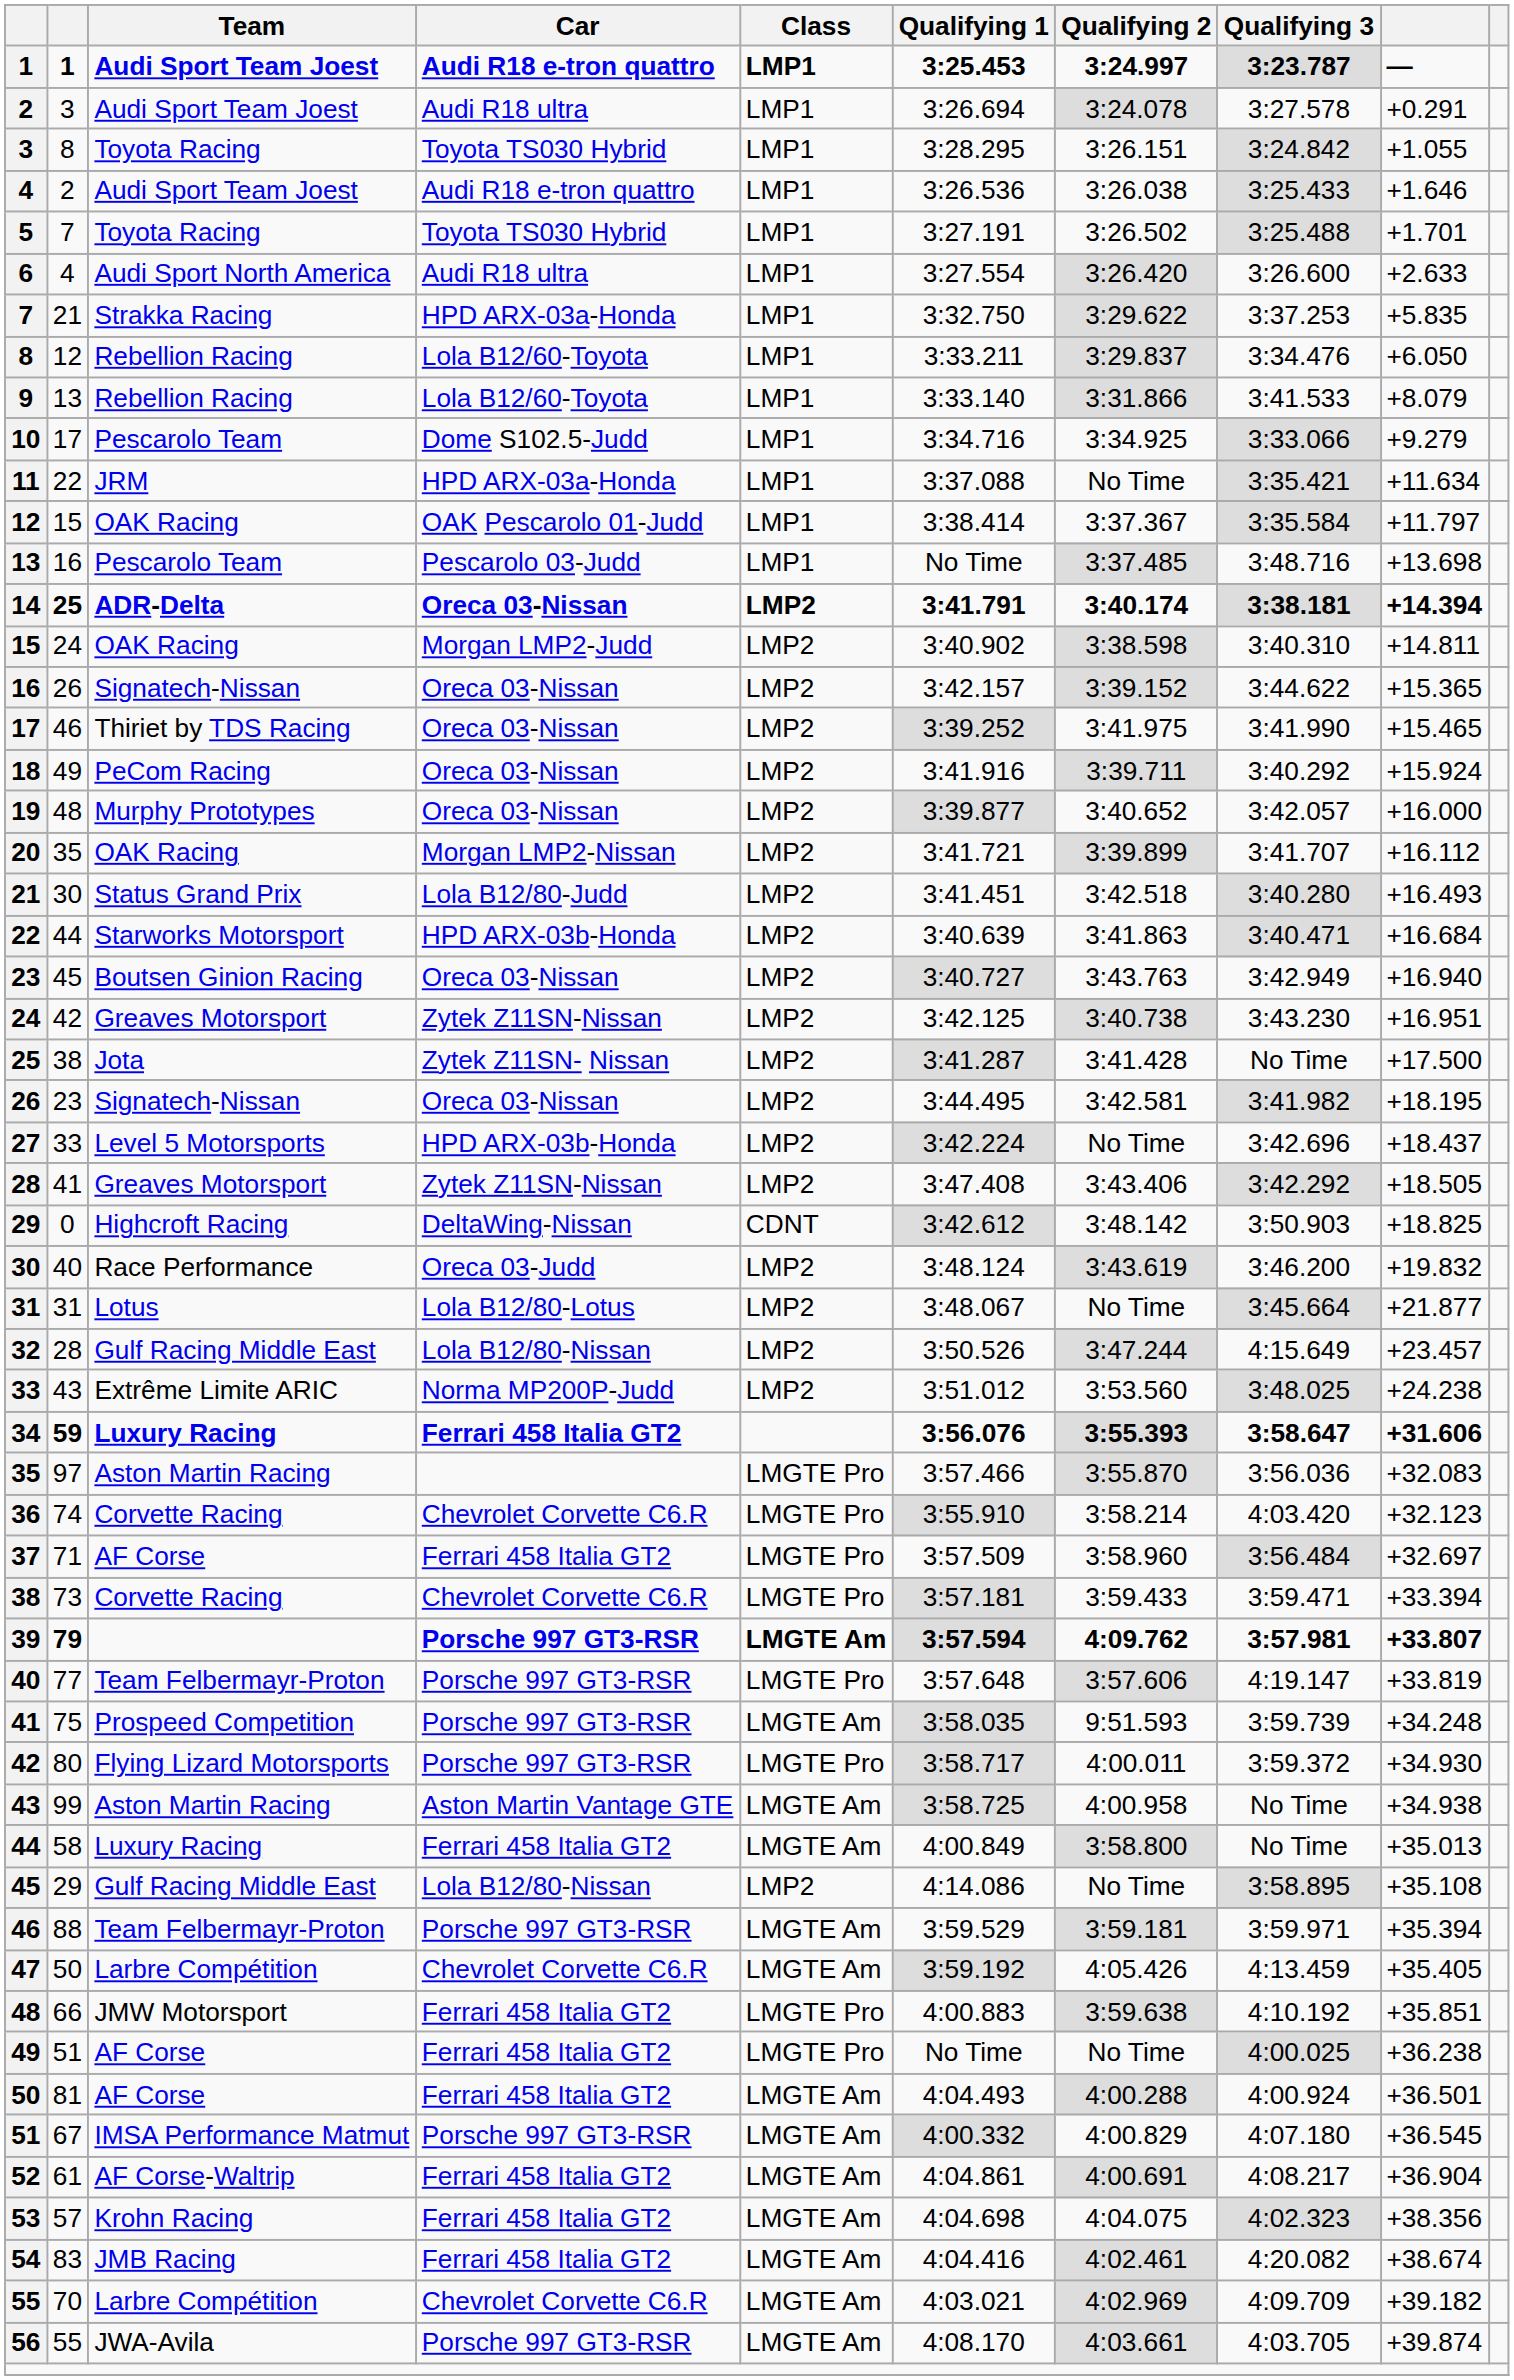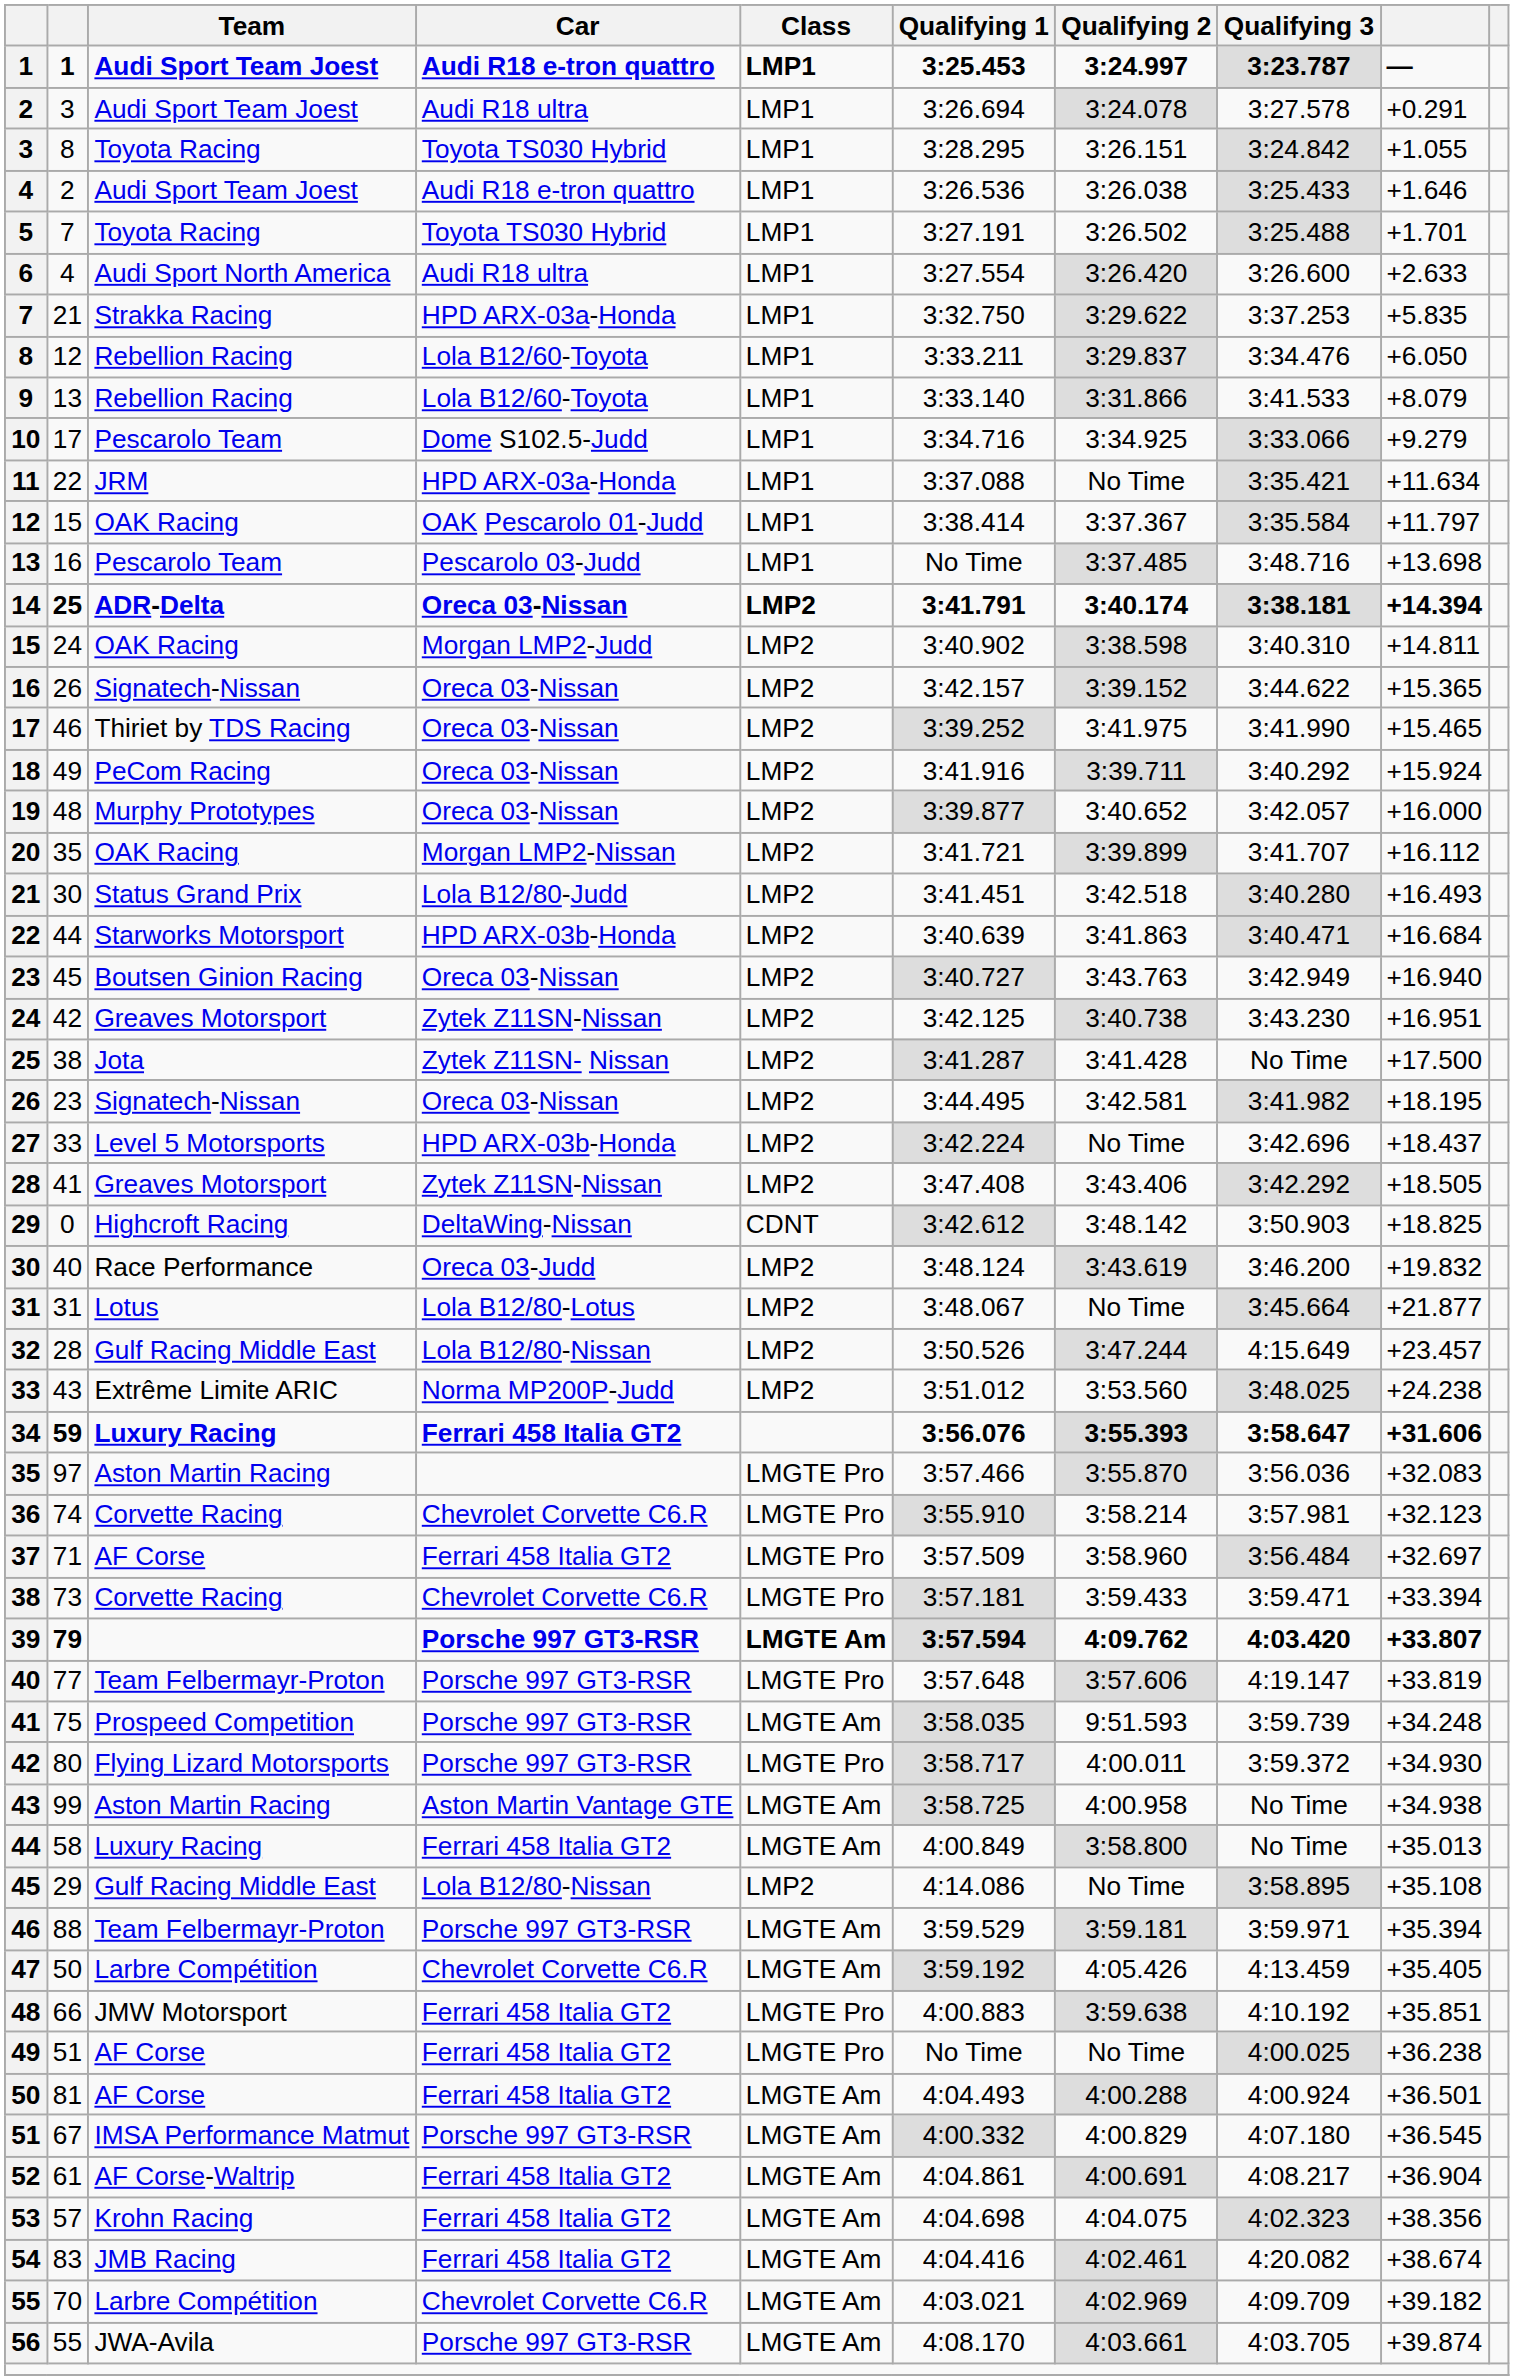(1299, 1515) 4:03.420 -> (1299, 1515) 3:57.981
(1299, 1639) 3:57.981 -> (1299, 1639) 4:03.420
